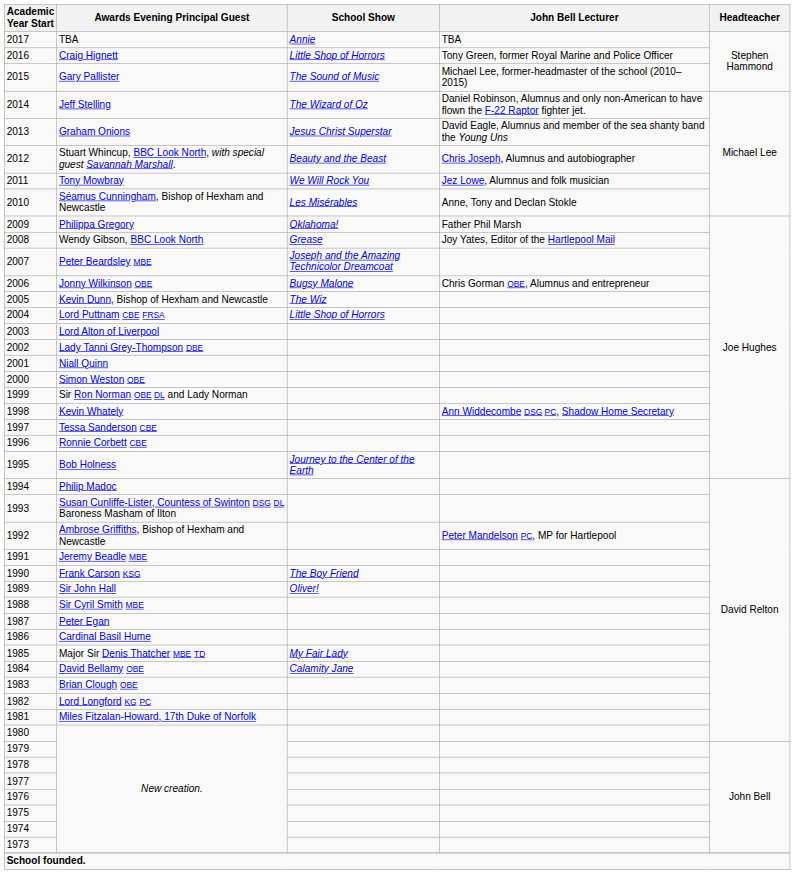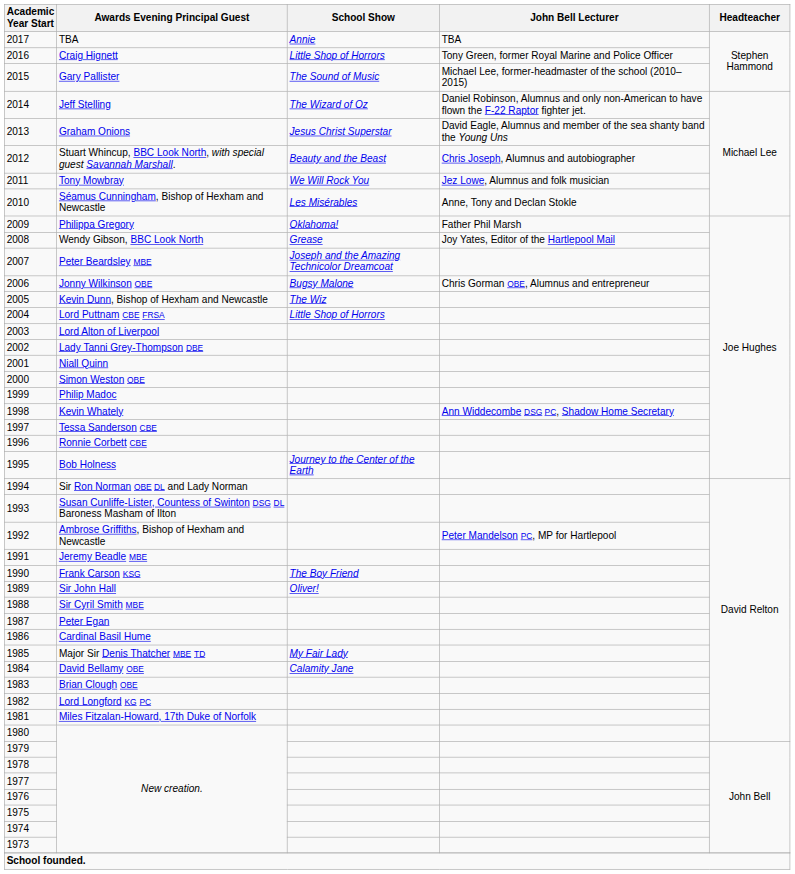(153, 395) Sir Ron Norman OBE DL and Lady Norman -> (88, 395) Philip Madoc
(88, 486) Philip Madoc -> (153, 486) Sir Ron Norman OBE DL and Lady Norman
